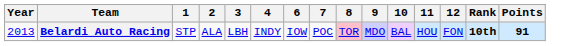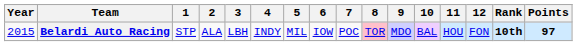+ column: (297, 14)
(21, 31) 2013 -> (21, 31) 2015
(522, 31) 91 -> (548, 31) 97
